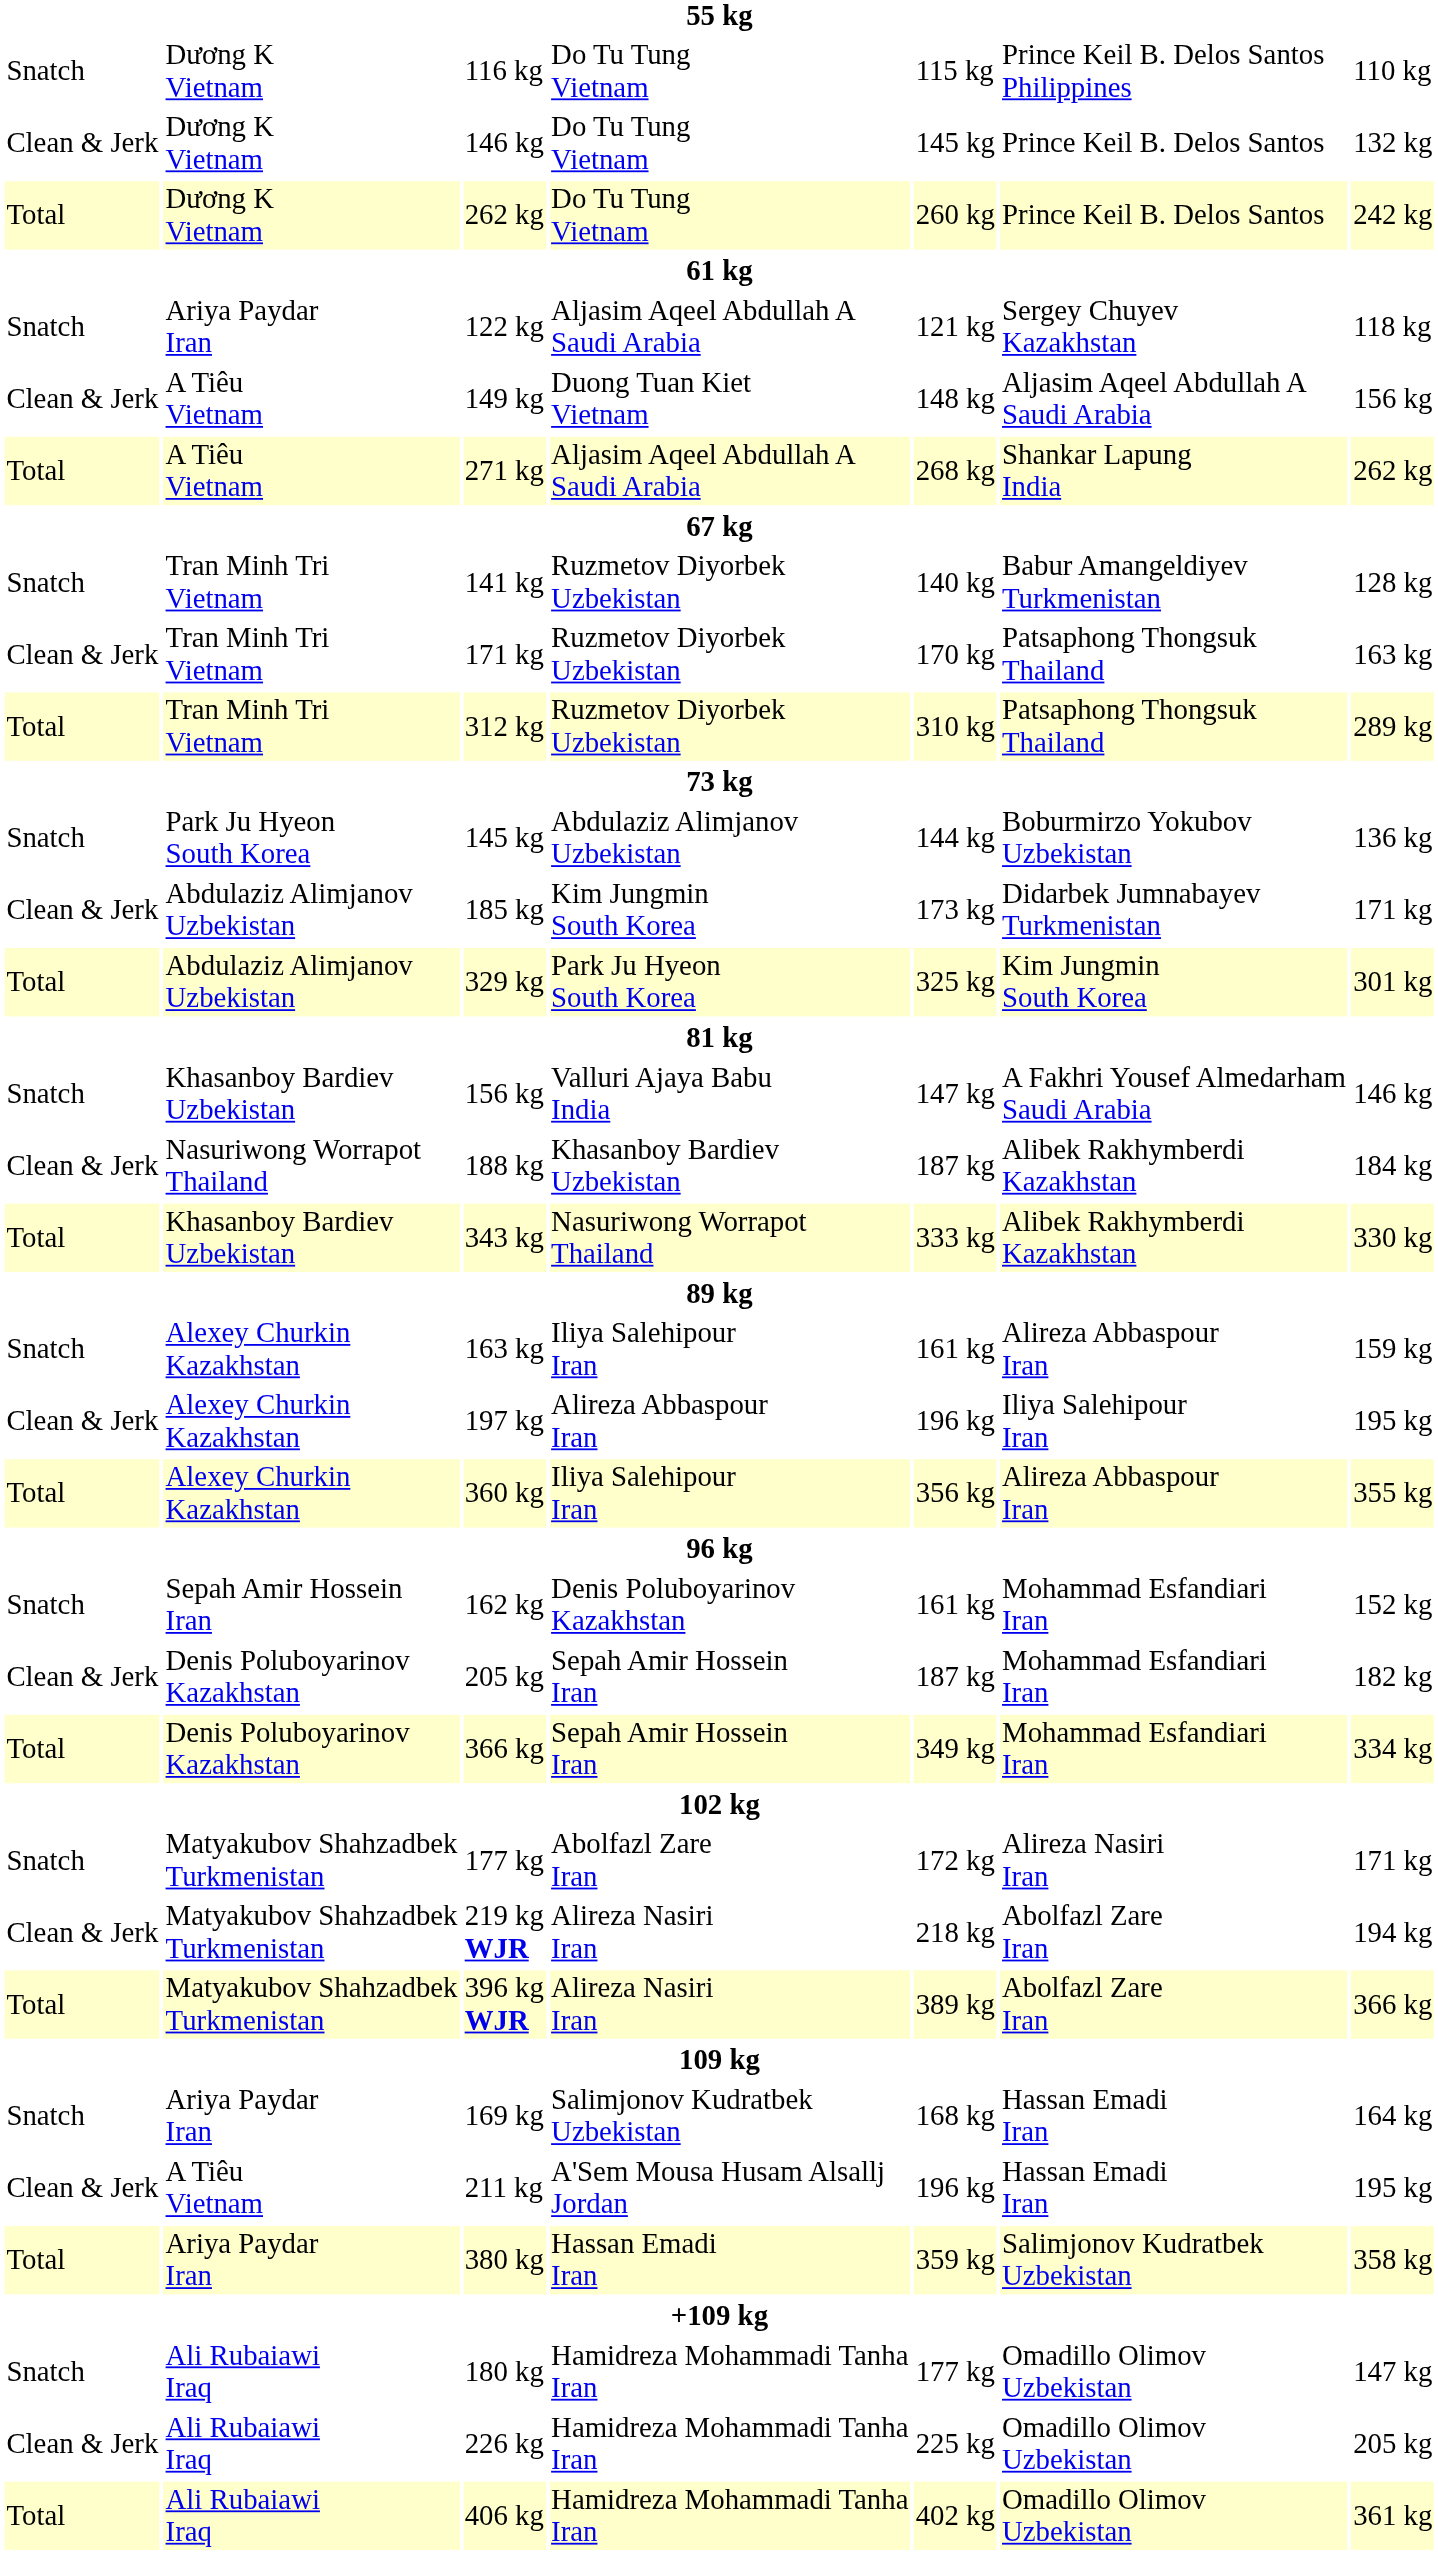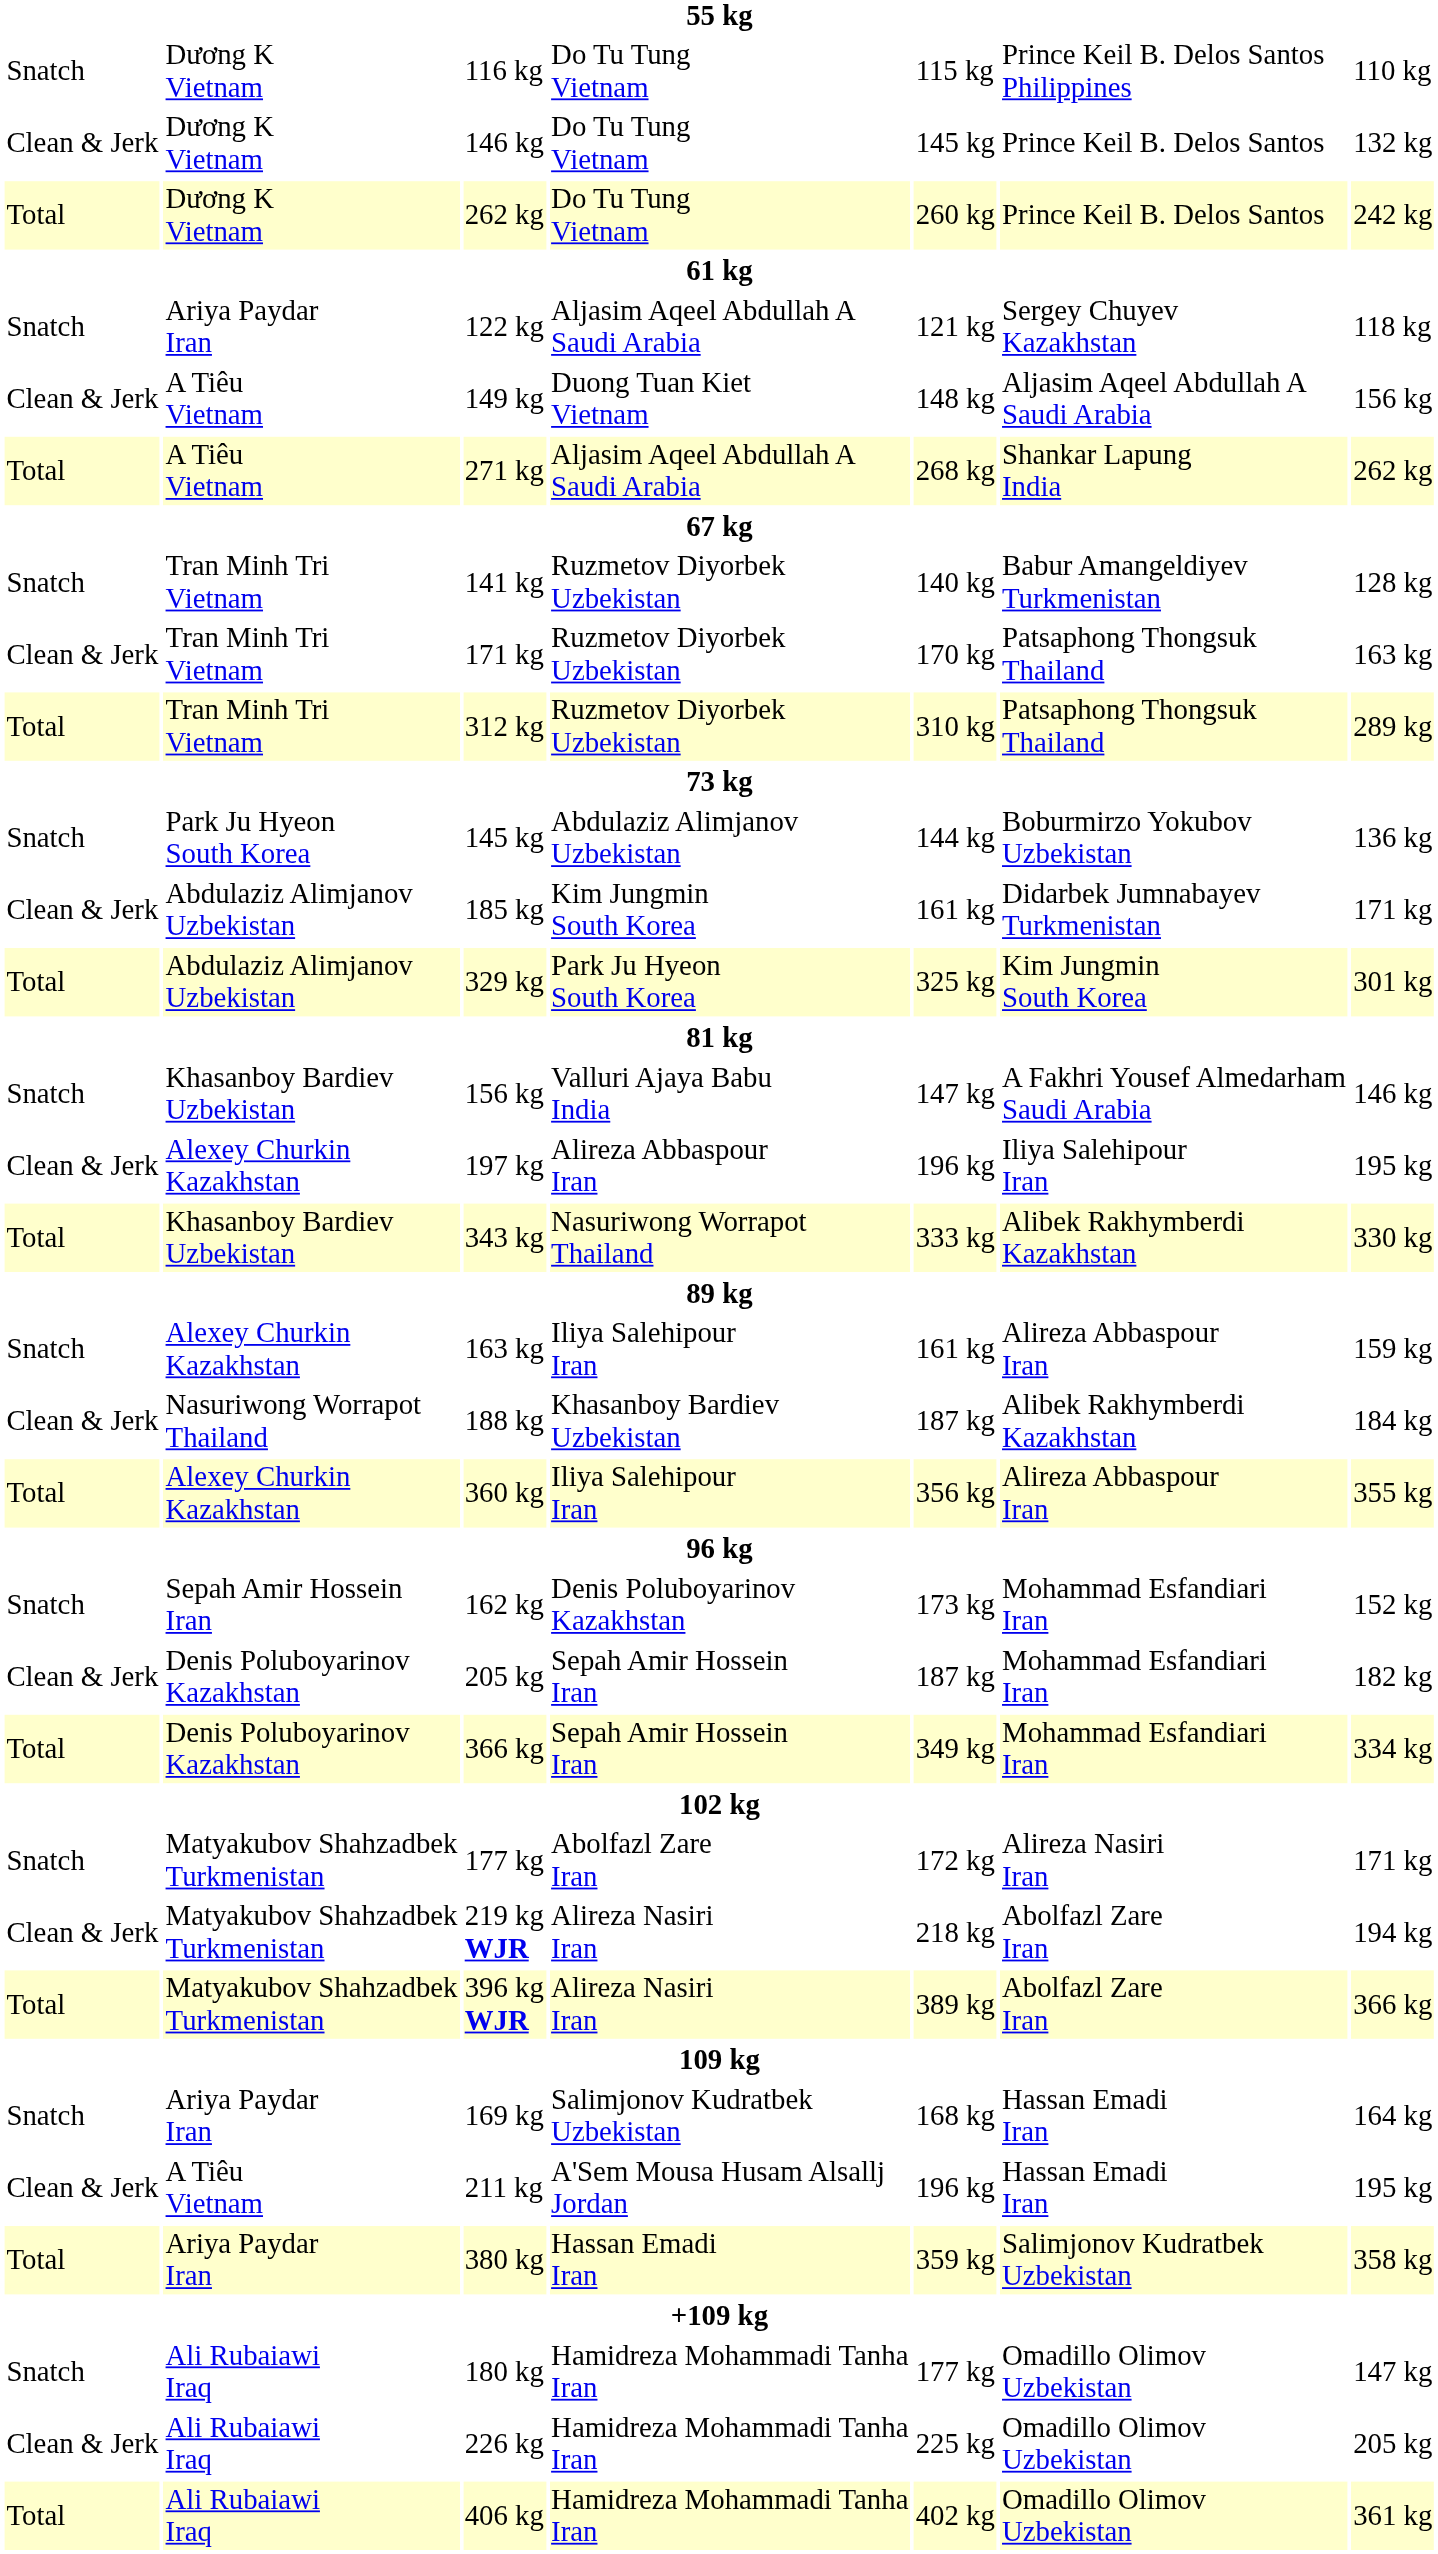(955, 909) 173 kg -> (955, 909) 161 kg
rows swapped: (504, 1165) <-> (504, 1420)
(955, 1604) 161 kg -> (955, 1604) 173 kg
